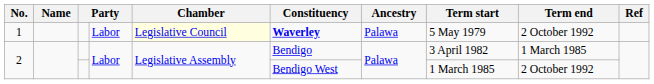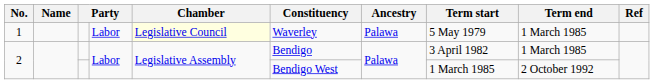(296, 32) bold -> (295, 32) normal
(557, 32) 2 October 1992 -> (554, 32) 1 March 1985
